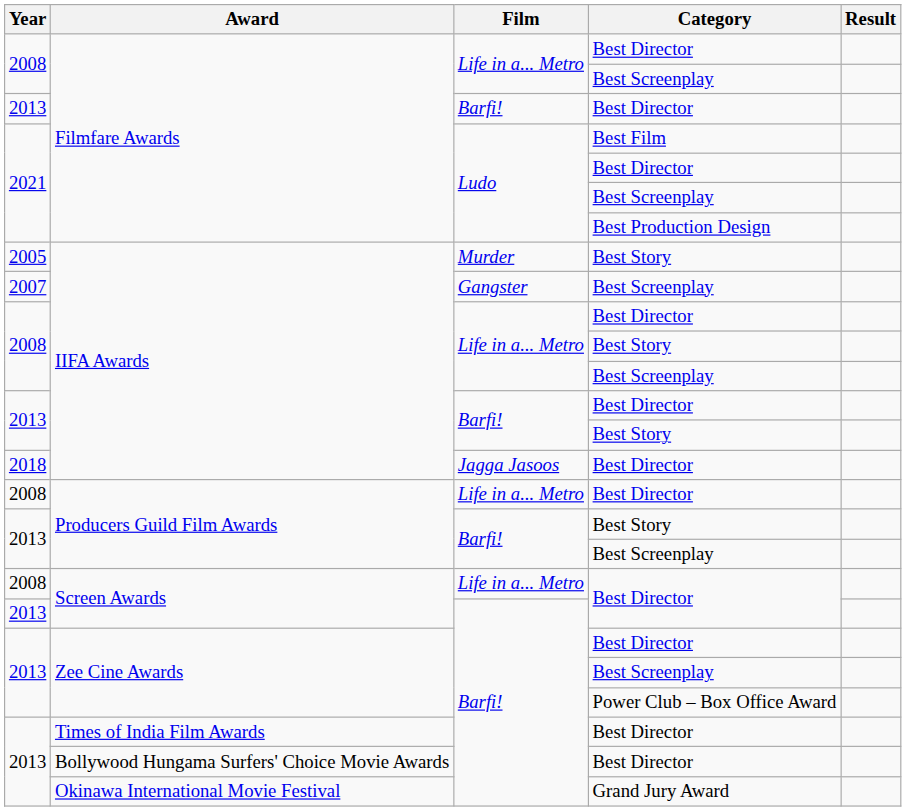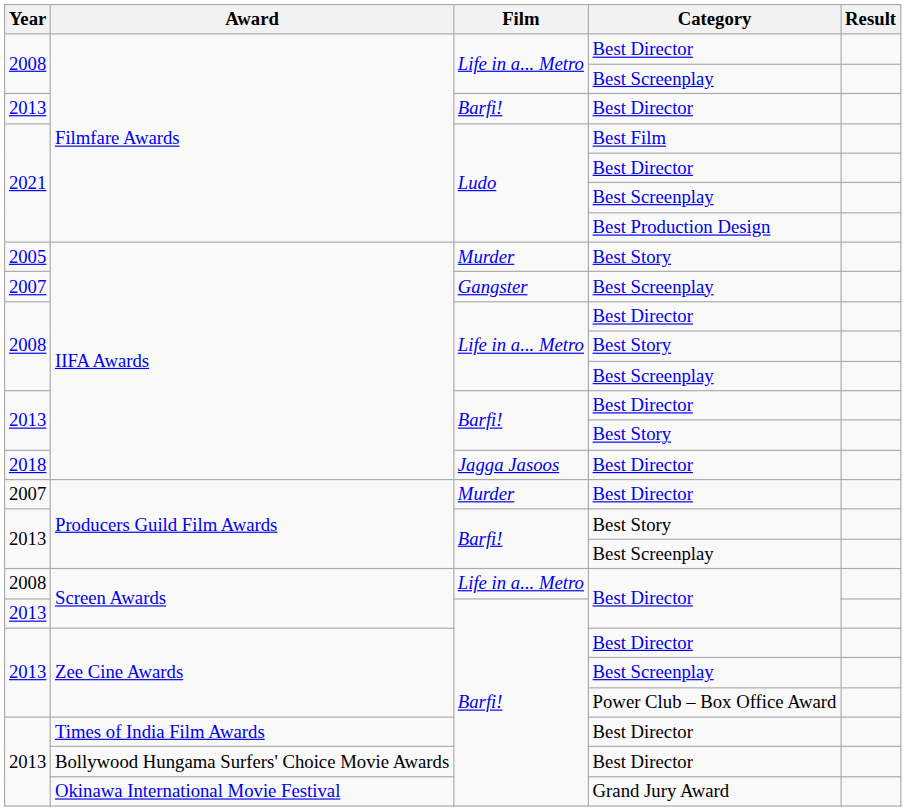(28, 494) 2008 -> (28, 494) 2007
(521, 494) Life in a... Metro -> (486, 494) Murder
